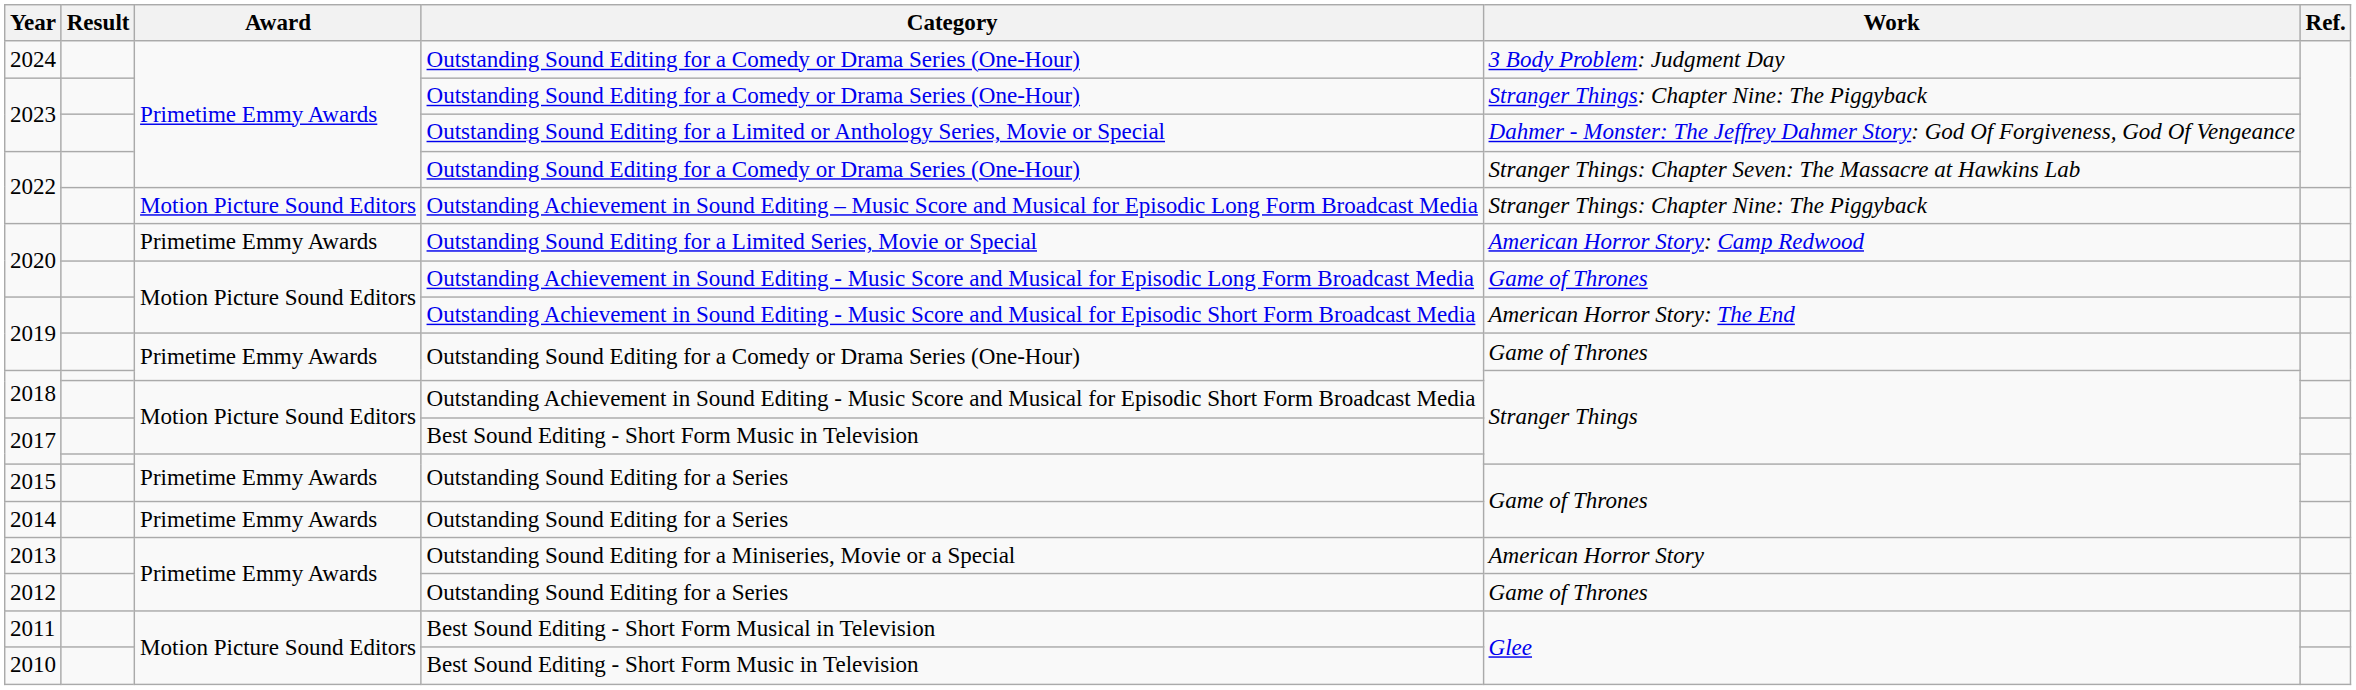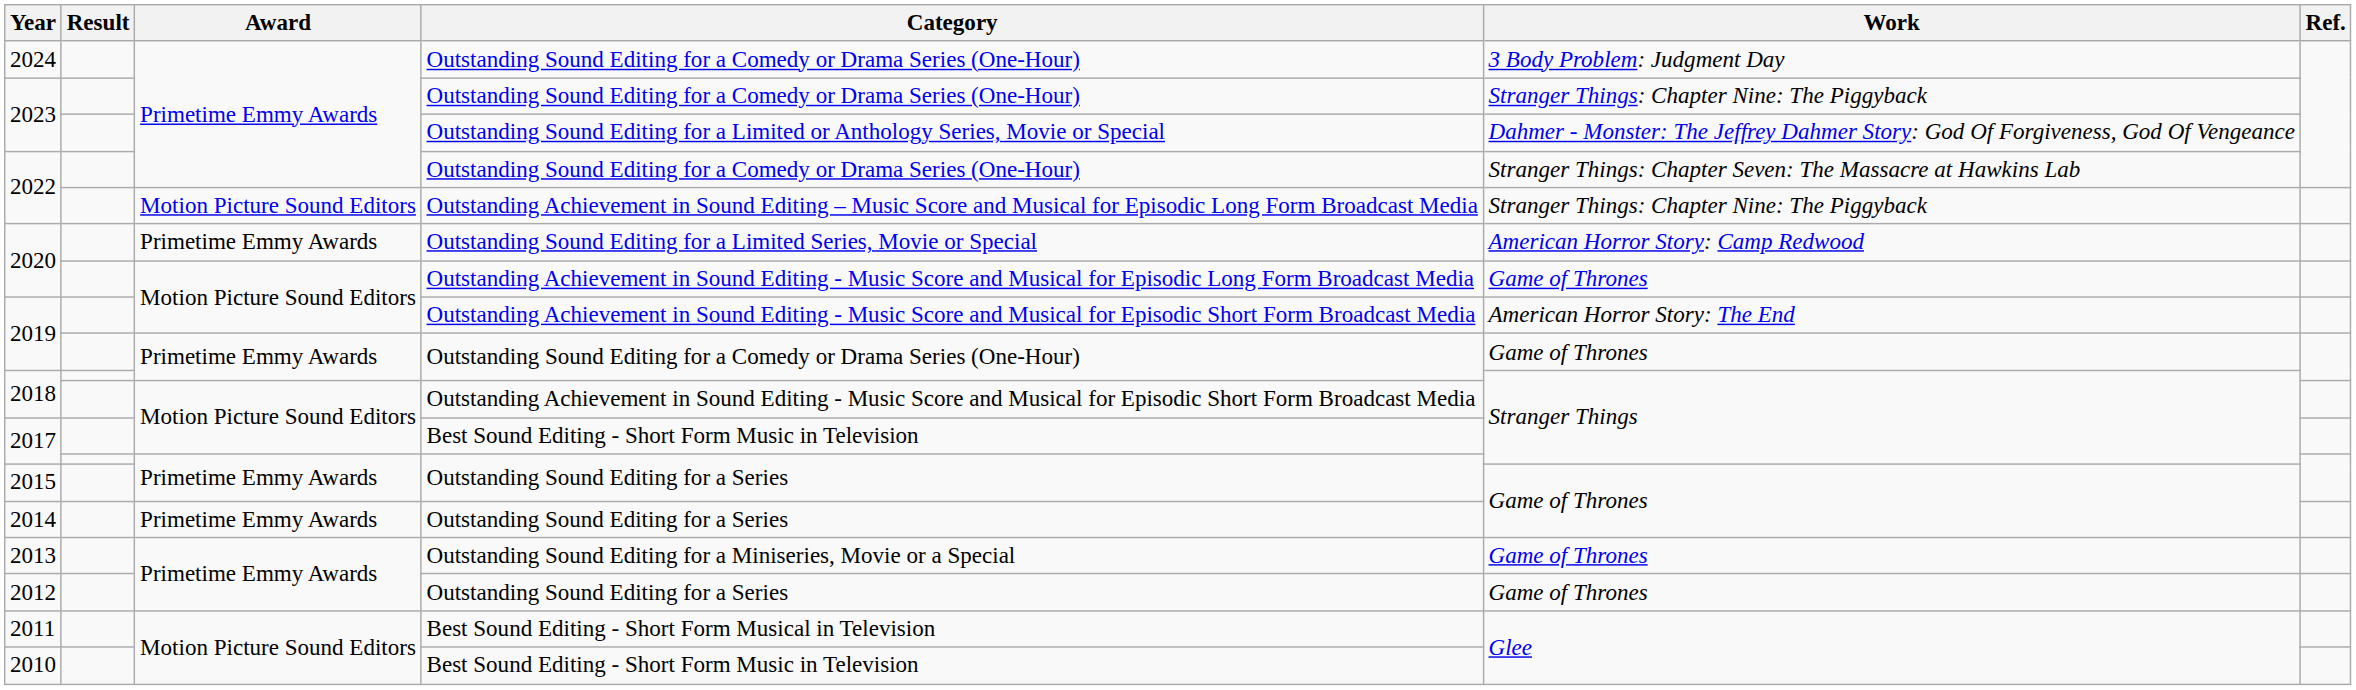(1596, 555) American Horror Story -> (1568, 555) Game of Thrones
